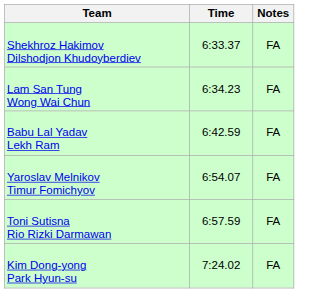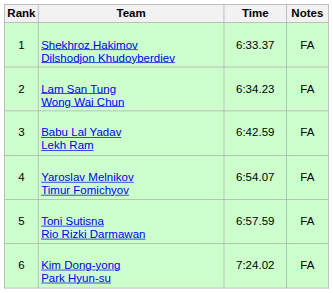+ column: (21, 13)
